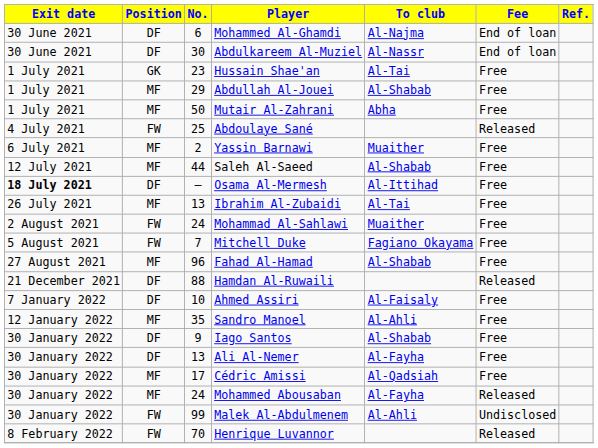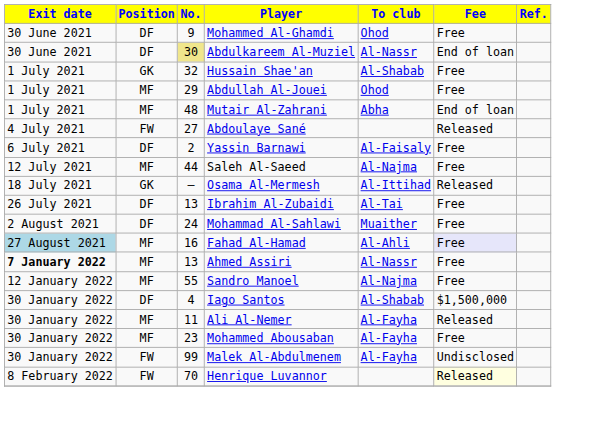(198, 33) 6 -> (191, 33) 9
(396, 33) Al-Najma -> (375, 33) Ohod
(518, 33) End of loan -> (451, 33) Free
(198, 52) no background -> (191, 52) khaki background
(198, 71) 23 -> (191, 71) 32
(389, 71) Al-Tai -> (392, 71) Al-Shabab
(399, 90) Al-Shabab -> (375, 90) Ohod
(198, 109) 50 -> (191, 109) 48
(493, 109) Free -> (475, 109) End of loan
(198, 128) 25 -> (191, 128) 27
(154, 147) MF -> (147, 147) DF
(396, 147) Muaither -> (396, 147) Al-Faisaly
(399, 167) Al-Shabab -> (389, 167) Al-Najma
(49, 186) bold -> (49, 186) normal
(154, 186) DF -> (147, 186) GK
(493, 186) Free -> (465, 186) Released
(154, 205) MF -> (147, 205) DF
(154, 224) FW -> (147, 224) DF
- row: (260, 243)
(57, 262) no background -> (57, 243) lightblue background
(198, 262) 96 -> (191, 243) 16
(399, 262) Al-Shabab -> (385, 243) Al-Ahli
(493, 262) no background -> (451, 243) lavender background
- row: (274, 281)
(57, 300) normal -> (57, 262) bold
(154, 300) DF -> (147, 262) MF
(198, 300) 10 -> (191, 262) 13
(403, 300) Al-Faisaly -> (389, 262) Al-Nassr
(198, 319) 35 -> (191, 281) 55
(392, 319) Al-Ahli -> (389, 281) Al-Najma
(198, 338) 9 -> (191, 300) 4
(493, 338) Free -> (472, 300) $1,500,000
(154, 357) DF -> (147, 319) MF
(198, 357) 13 -> (191, 319) 11
(493, 357) Free -> (465, 319) Released
- row: (260, 376)
(198, 395) 24 -> (191, 338) 23
(507, 395) Released -> (451, 338) Free
(392, 414) Al-Ahli -> (389, 357) Al-Fayha
(507, 433) no background -> (465, 376) lightyellow background
